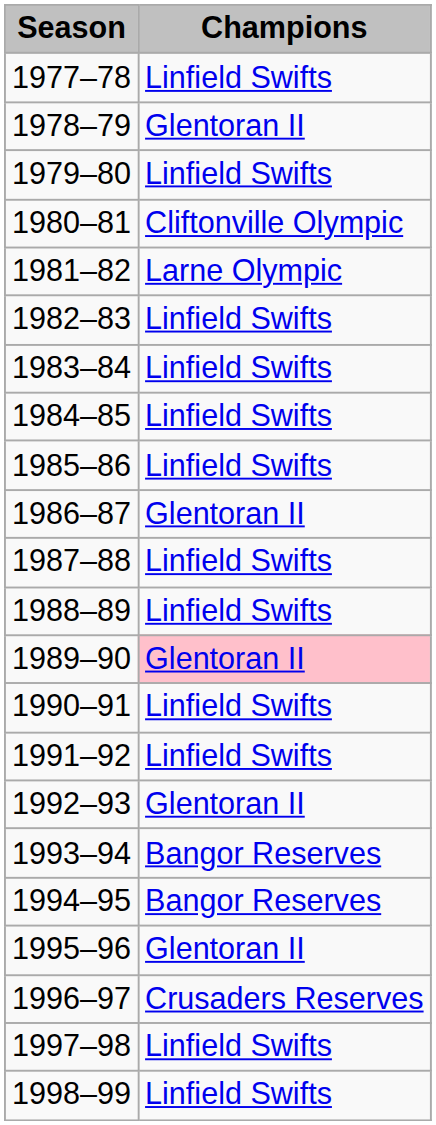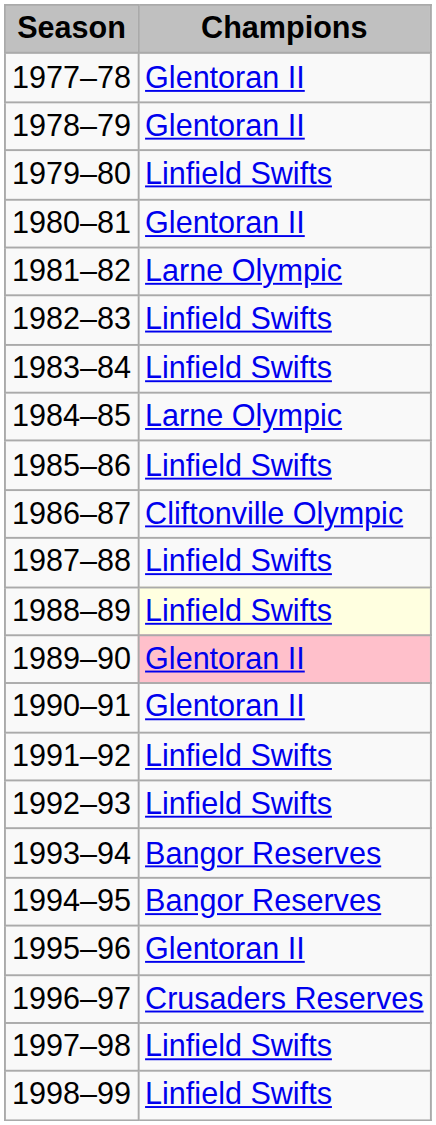(238, 77) Linfield Swifts -> (225, 77) Glentoran II
(274, 222) Cliftonville Olympic -> (225, 222) Glentoran II
(238, 416) Linfield Swifts -> (244, 416) Larne Olympic
(225, 513) Glentoran II -> (274, 513) Cliftonville Olympic
(238, 610) no background -> (238, 610) lightyellow background
(238, 707) Linfield Swifts -> (225, 707) Glentoran II
(225, 804) Glentoran II -> (238, 804) Linfield Swifts
